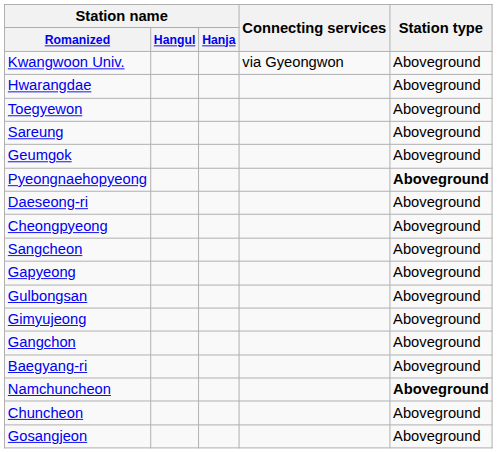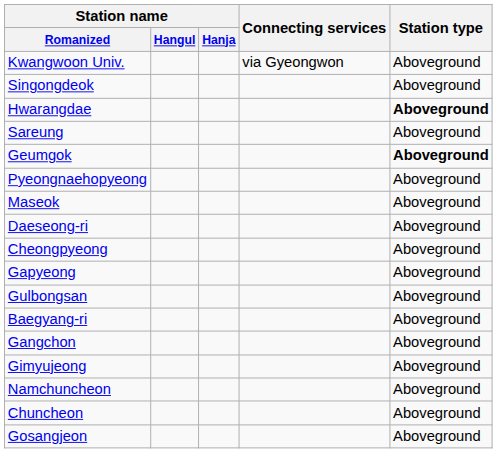+ row: (51, 86)
(437, 86) normal -> (441, 109) bold
- row: (45, 109)
(437, 156) normal -> (441, 156) bold
(441, 179) bold -> (437, 179) normal
+ row: (34, 202)
- row: (45, 249)
rows swapped: (48, 366) <-> (47, 319)
(441, 389) bold -> (437, 389) normal
